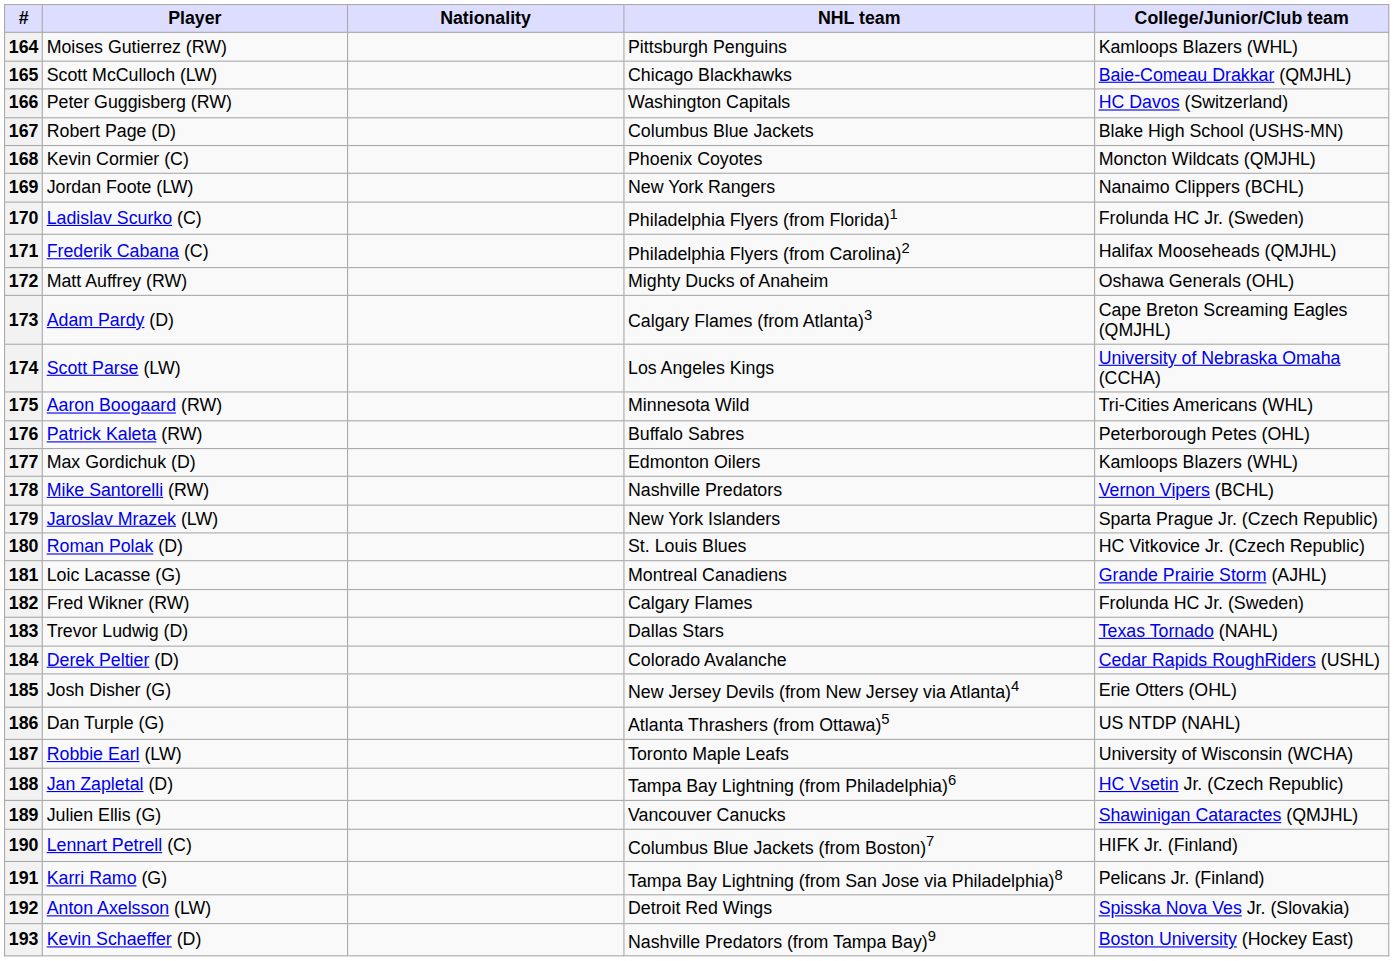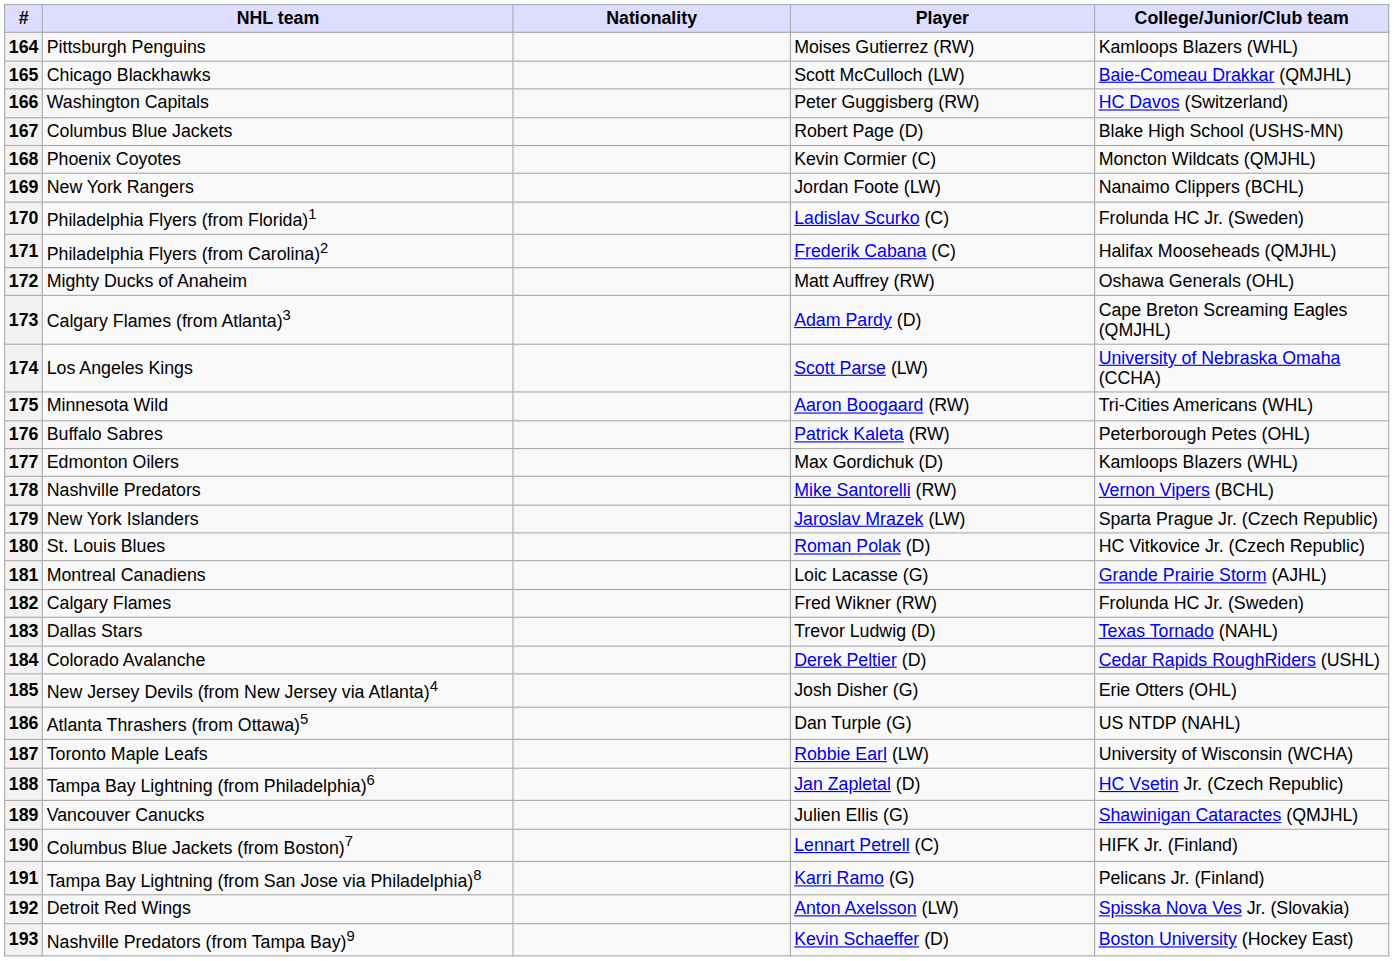columns swapped: (195, 18) <-> (859, 18)
